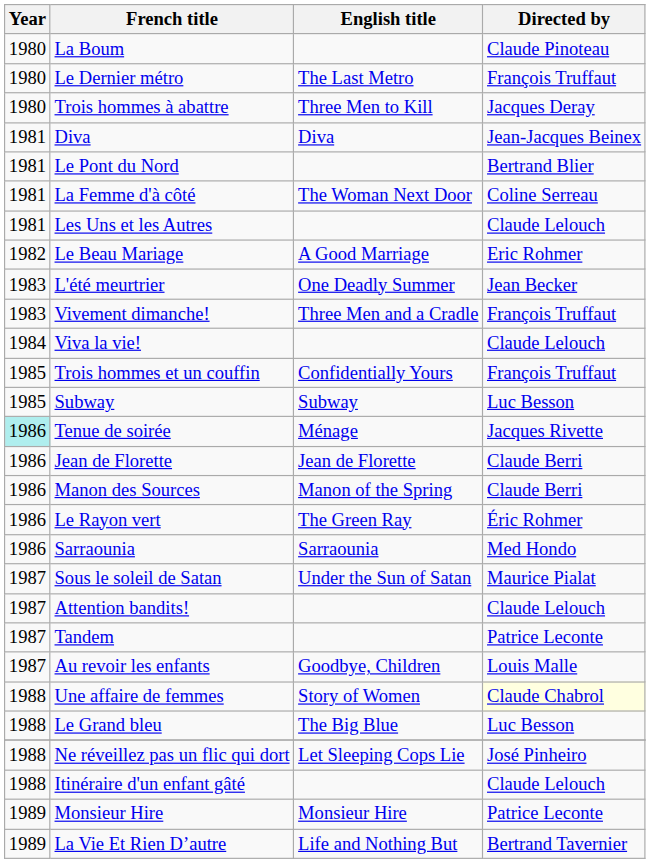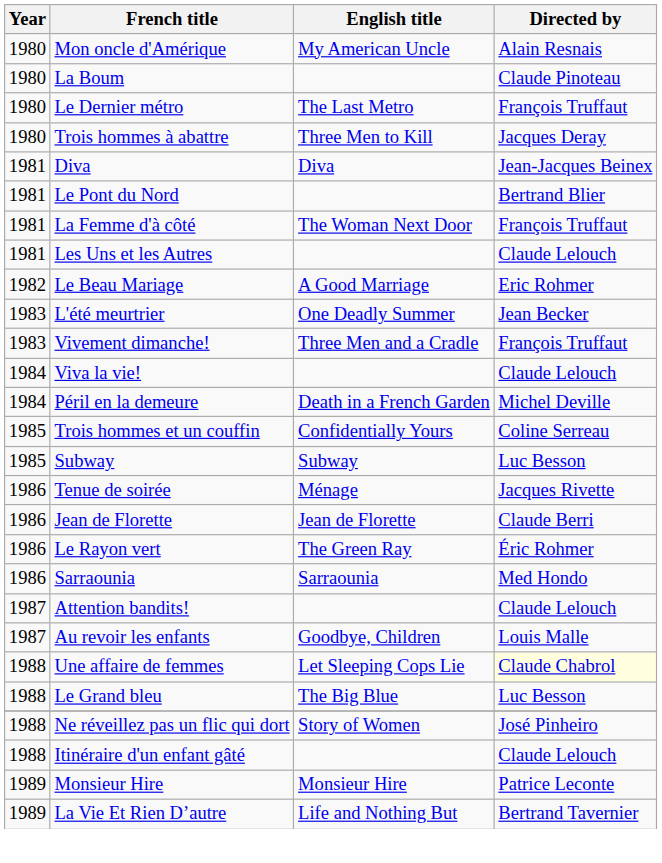+ row: (140, 48)
(542, 195) Coline Serreau -> (563, 225) François Truffaut
+ row: (126, 401)
(552, 372) François Truffaut -> (554, 431) Coline Serreau
(27, 431) paleturquoise background -> (27, 490) no background
- row: (127, 490)
- row: (138, 578)
- row: (84, 637)
(359, 696) Story of Women -> (381, 666) Let Sleeping Cops Lie
(381, 755) Let Sleeping Cops Lie -> (359, 725) Story of Women
